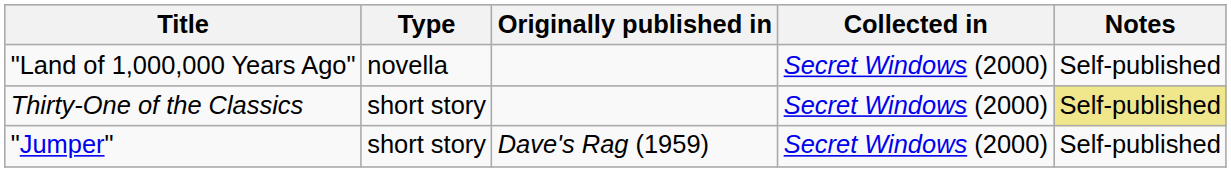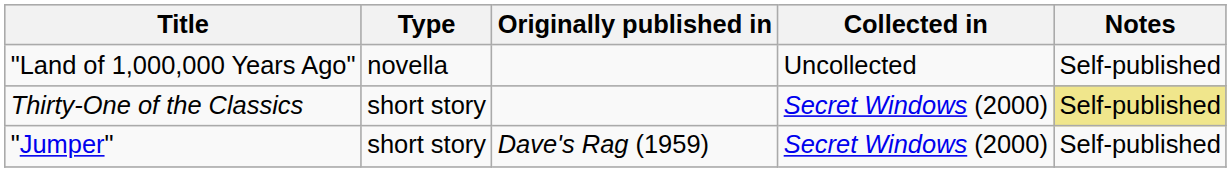(916, 65) Secret Windows (2000) -> (850, 65) Uncollected
